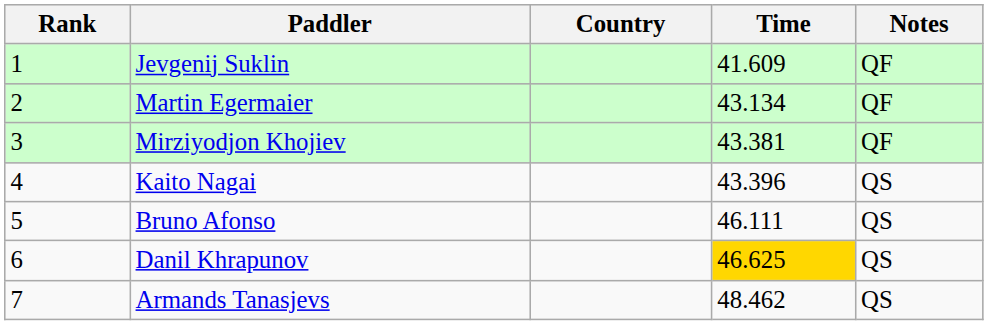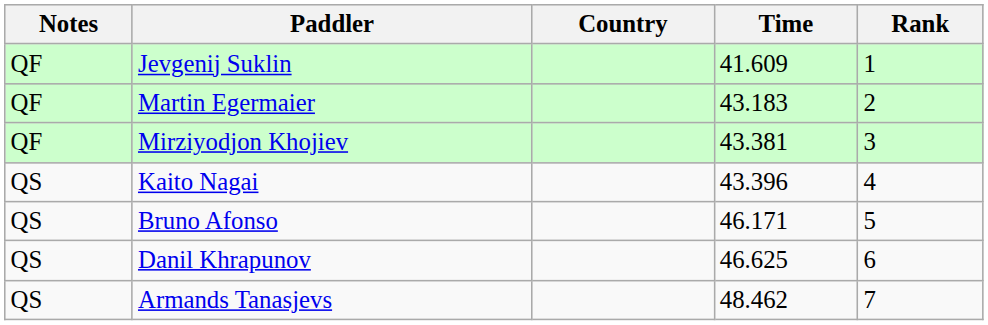columns swapped: (67, 24) <-> (919, 24)
(751, 102) 43.134 -> (754, 102) 43.183
(751, 220) 46.111 -> (754, 220) 46.171
(751, 260) gold background -> (754, 260) no background
